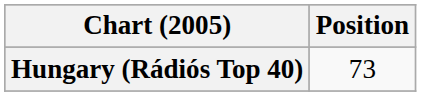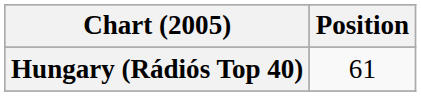(362, 68) 73 -> (362, 68) 61
